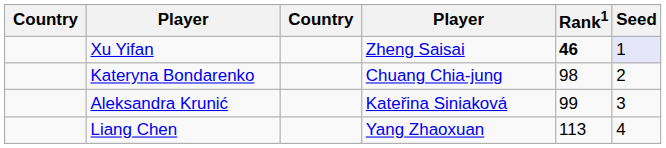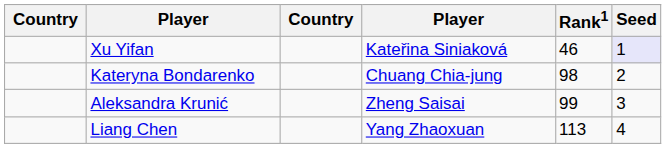(415, 49) Zheng Saisai -> (437, 49) Kateřina Siniaková
(569, 49) bold -> (569, 49) normal
(437, 103) Kateřina Siniaková -> (415, 103) Zheng Saisai
